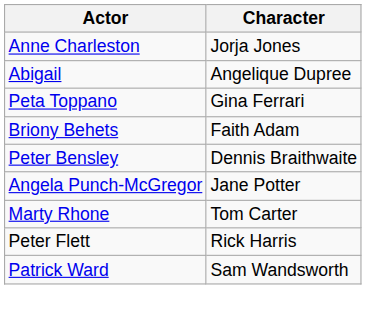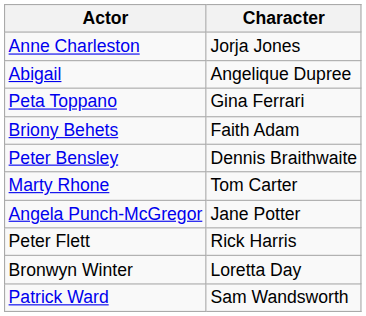rows swapped: (105, 185) <-> (59, 213)
+ row: (71, 269)
